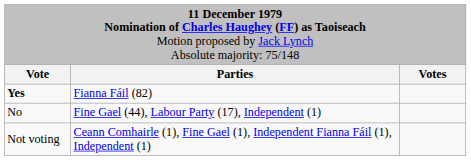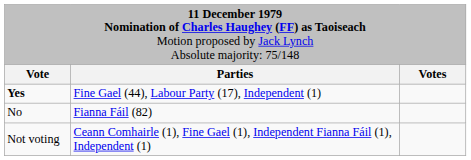(113, 93) Fianna Fáil (82) -> (197, 93) Fine Gael (44), Labour Party (17), Independent (1)
(197, 113) Fine Gael (44), Labour Party (17), Independent (1) -> (113, 113) Fianna Fáil (82)
